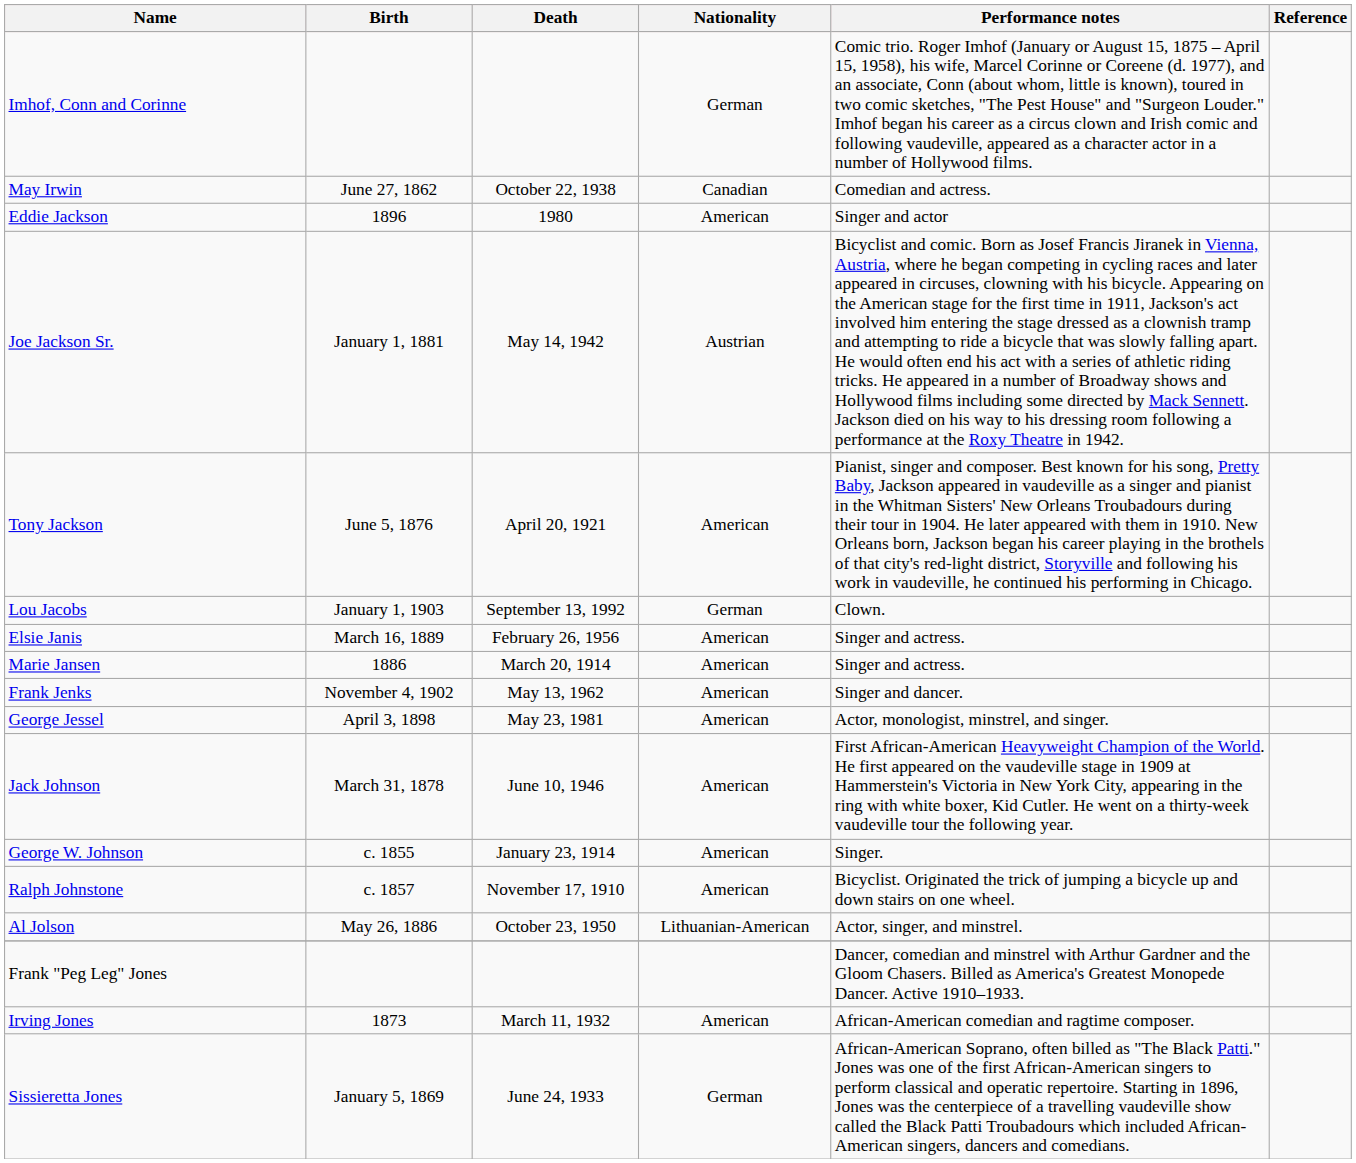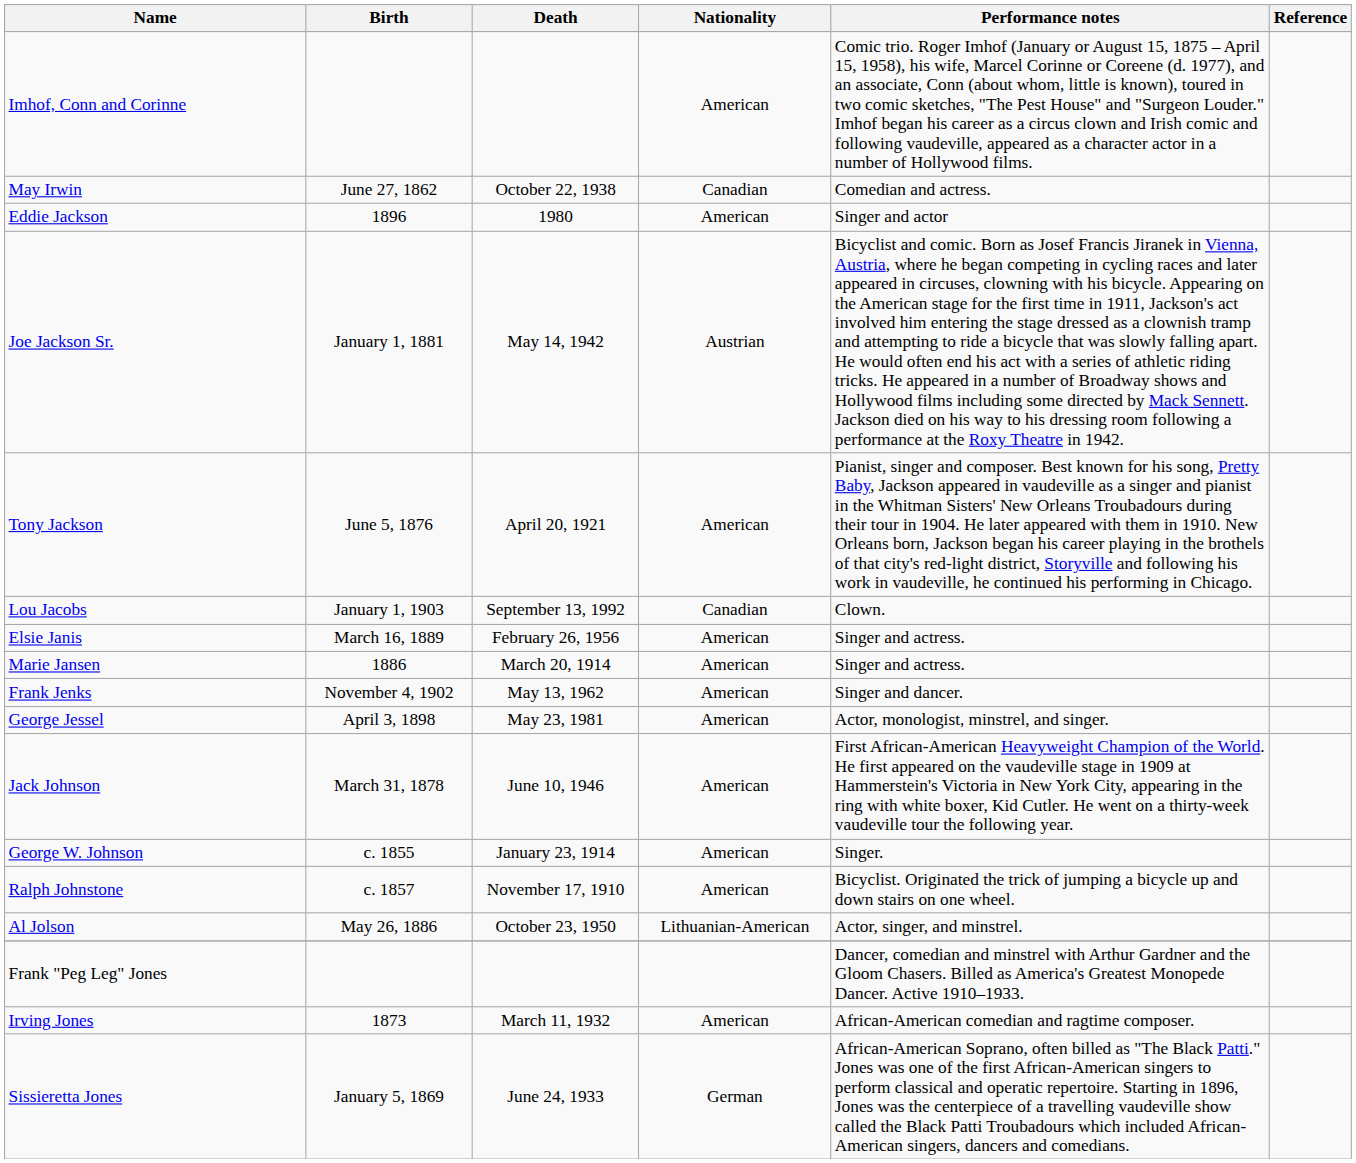(735, 103) German -> (735, 103) American
(735, 610) German -> (735, 610) Canadian
